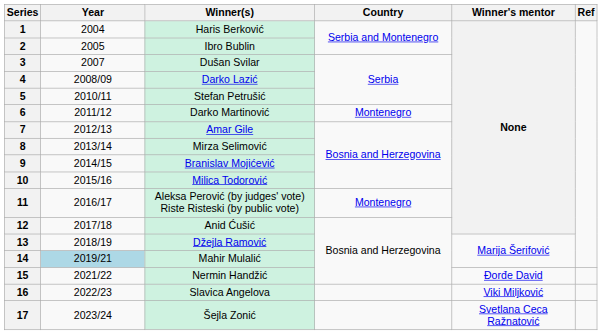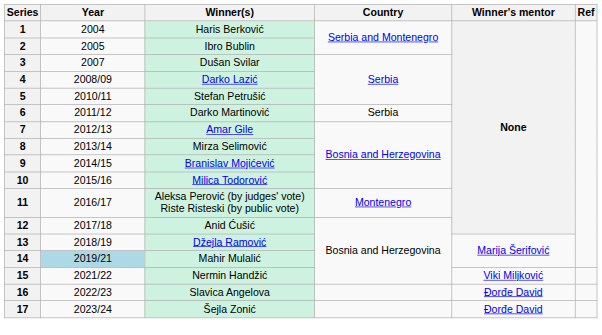(383, 113) Montenegro -> (383, 113) Serbia
(513, 275) Đorđe David -> (513, 275) Viki Miljković
(513, 292) Viki Miljković -> (513, 292) Đorđe David
(513, 315) Svetlana Ceca Ražnatović -> (513, 309) Đorđe David
